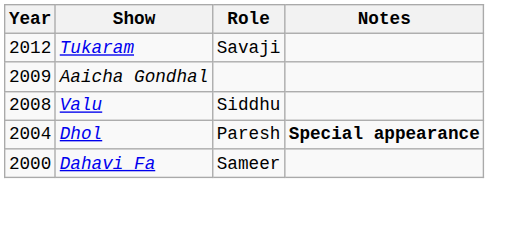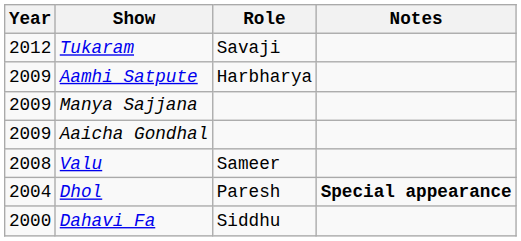+ row: (129, 77)
+ row: (129, 106)
(249, 106) Siddhu -> (249, 163) Sameer
(249, 163) Sameer -> (249, 221) Siddhu
